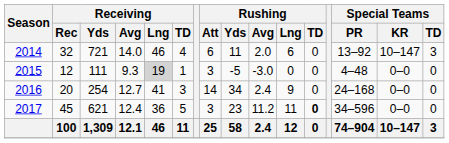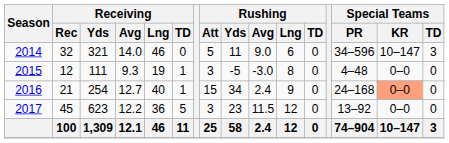(98, 52) 721 -> (98, 52) 321
(183, 52) 4 -> (183, 52) 0
(210, 52) 6 -> (210, 52) 5
(263, 52) 2.0 -> (263, 52) 9.0
(354, 52) 13–92 -> (354, 52) 34–596
(158, 71) lightgrey background -> (158, 71) no background
(291, 71) 0 -> (291, 71) 8
(66, 90) 20 -> (66, 90) 21
(158, 90) 41 -> (158, 90) 40
(183, 90) 3 -> (183, 90) 1
(210, 90) 14 -> (210, 90) 15
(400, 90) no background -> (400, 90) lightsalmon background
(98, 109) 621 -> (98, 109) 623
(130, 109) 12.4 -> (130, 109) 12.2
(263, 109) 11.2 -> (263, 109) 11.5
(291, 109) 11 -> (291, 109) 12
(315, 109) bold -> (315, 109) normal
(354, 109) 34–596 -> (354, 109) 13–92
